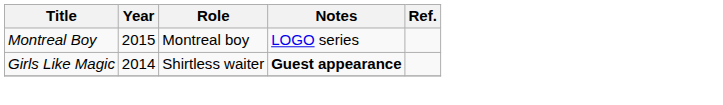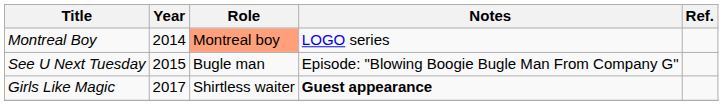(139, 40) 2015 -> (169, 40) 2014
(206, 40) no background -> (236, 40) lightsalmon background
+ row: (77, 64)
(139, 64) 2014 -> (169, 87) 2017
